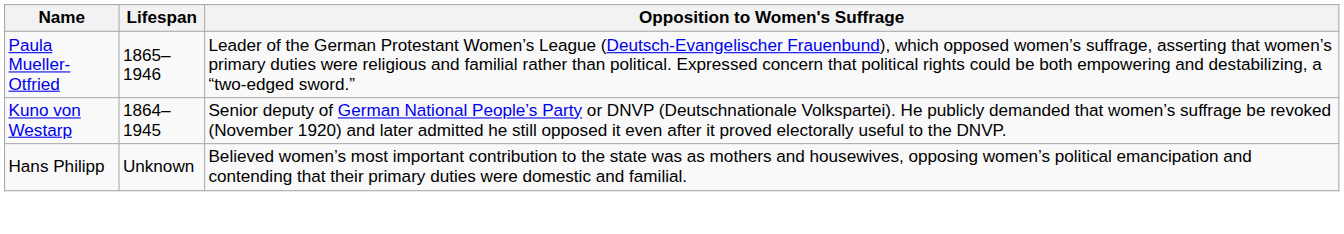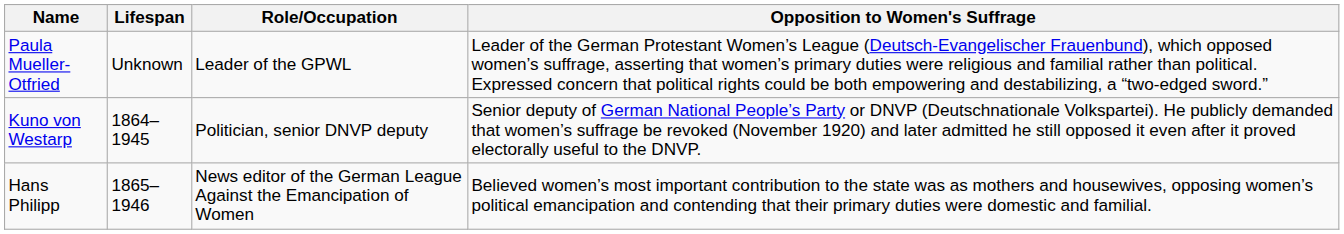+ column: (329, 18)
(147, 64) 1865–1946 -> (147, 64) Unknown
(159, 166) Unknown -> (135, 195) 1865–1946
